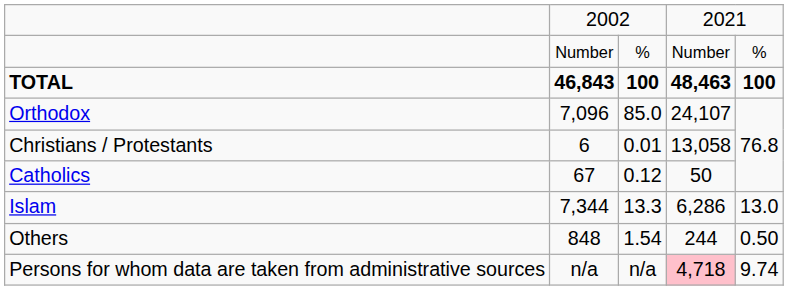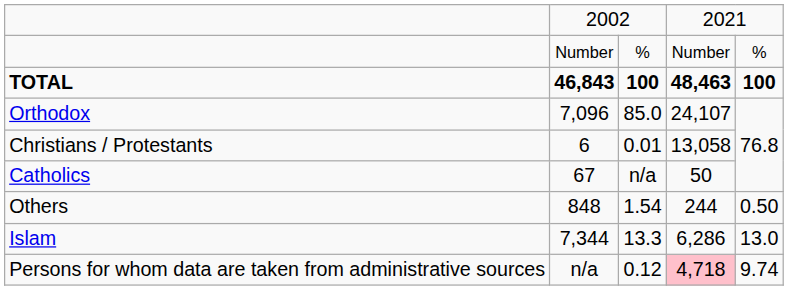(643, 176) 0.12 -> (643, 176) n/a
rows swapped: (33, 207) <-> (39, 238)
(643, 269) n/a -> (643, 269) 0.12
